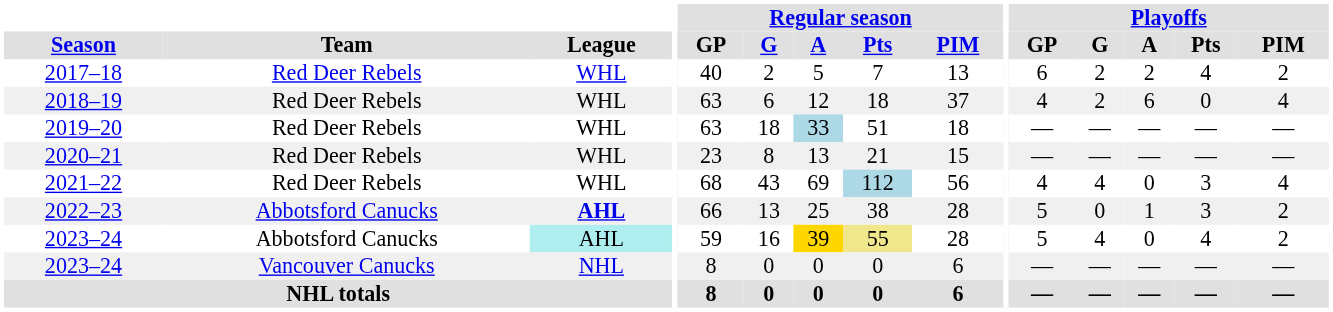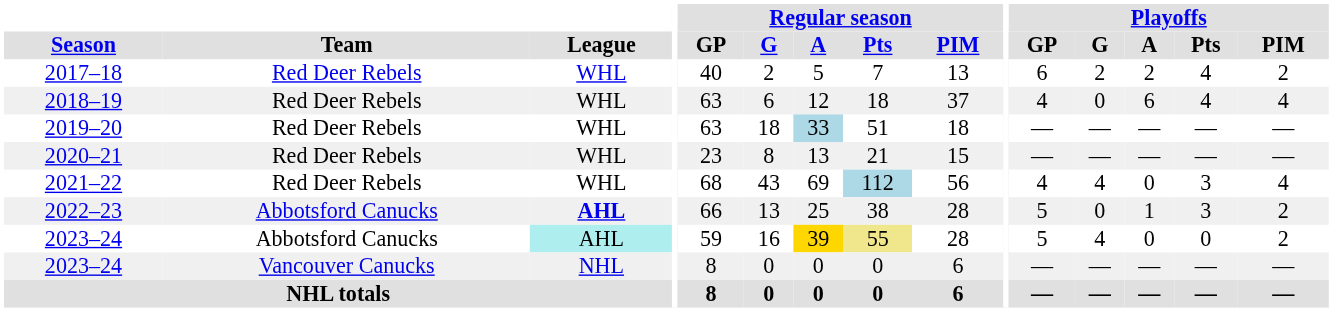(1100, 100) 2 -> (1100, 100) 0
(1206, 100) 0 -> (1206, 100) 4
(1206, 238) 4 -> (1206, 238) 0
